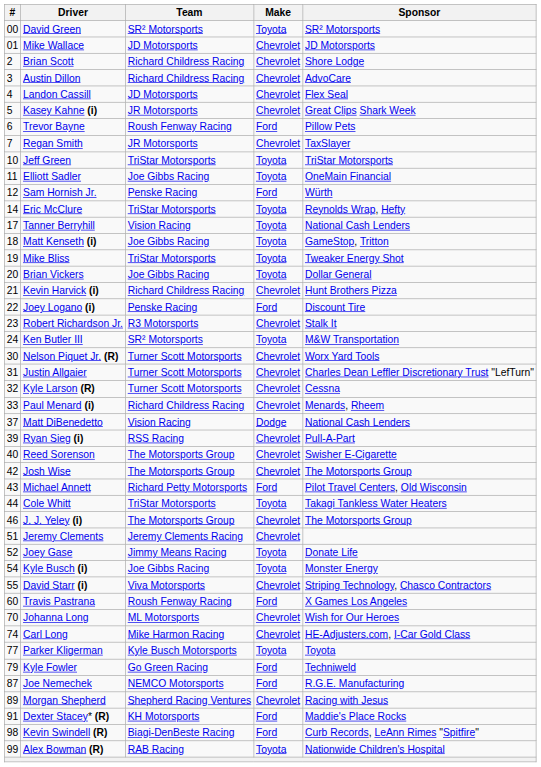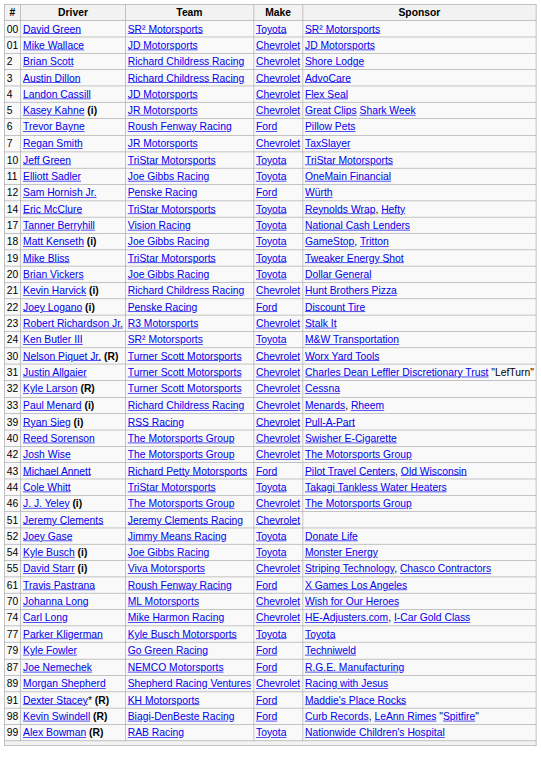- row: (63, 422)
(12, 602) 60 -> (12, 585) 61
